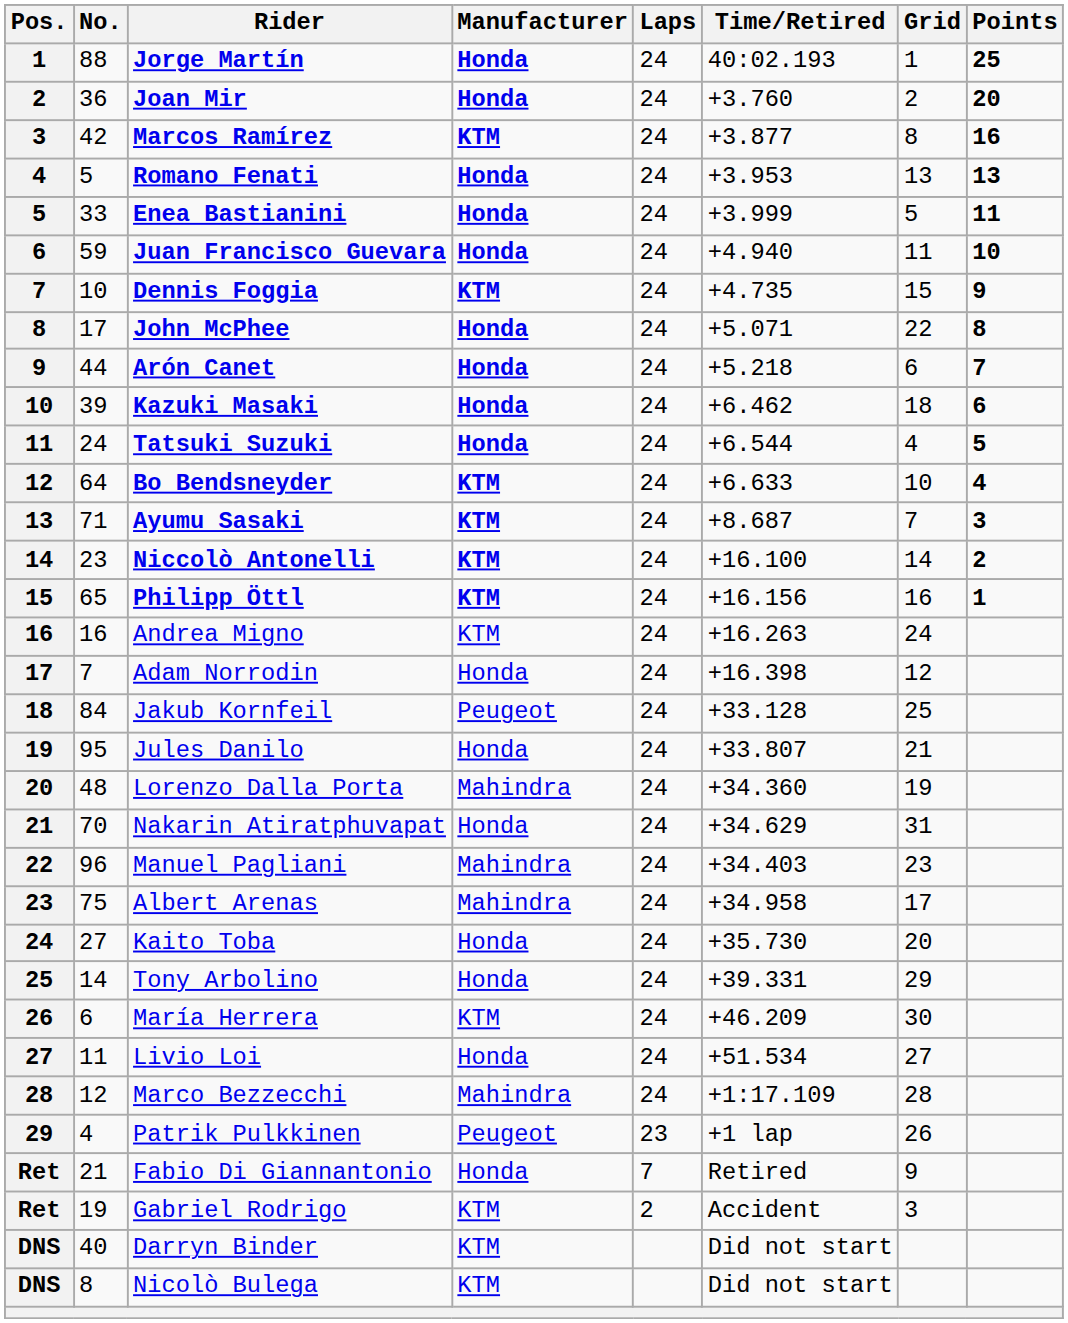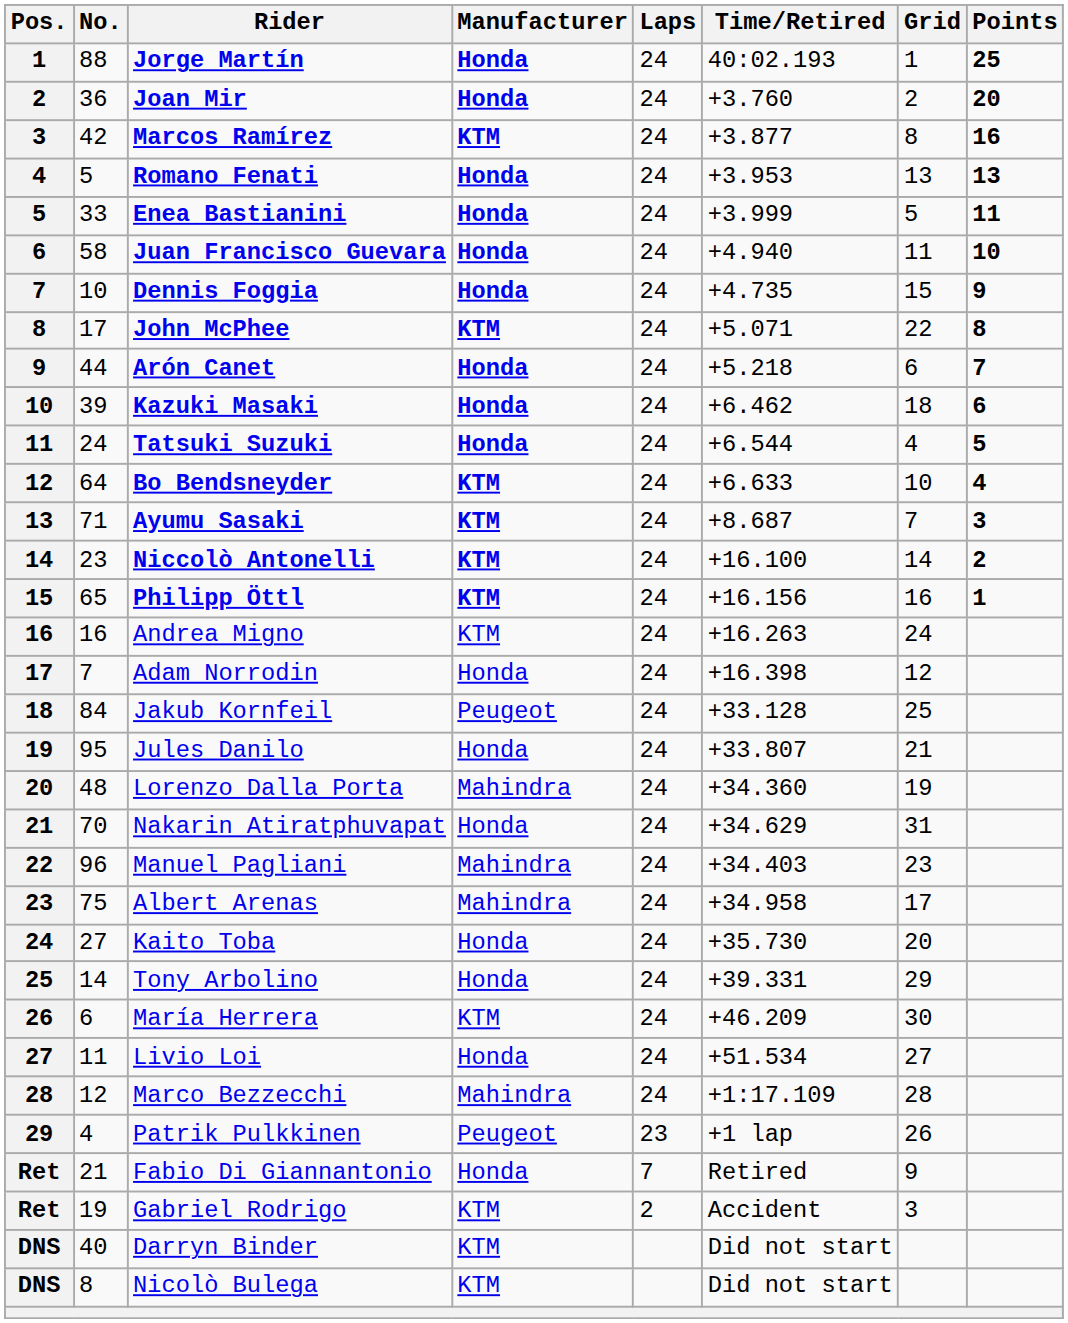(93, 254) 59 -> (93, 254) 58
(479, 292) KTM -> (493, 292) Honda
(493, 331) Honda -> (479, 331) KTM
